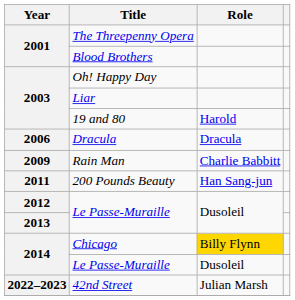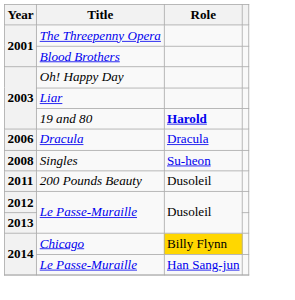(218, 118) normal -> (187, 118) bold
+ row: (21, 160)
- row: (37, 160)
(236, 181) Han Sang-jun -> (189, 181) Dusoleil
(222, 264) Dusoleil -> (203, 264) Han Sang-jun
- row: (37, 285)
